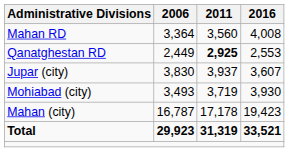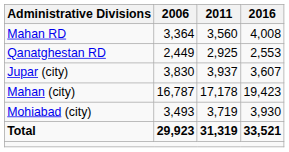(222, 53) bold -> (222, 53) normal
rows swapped: (41, 111) <-> (49, 92)
